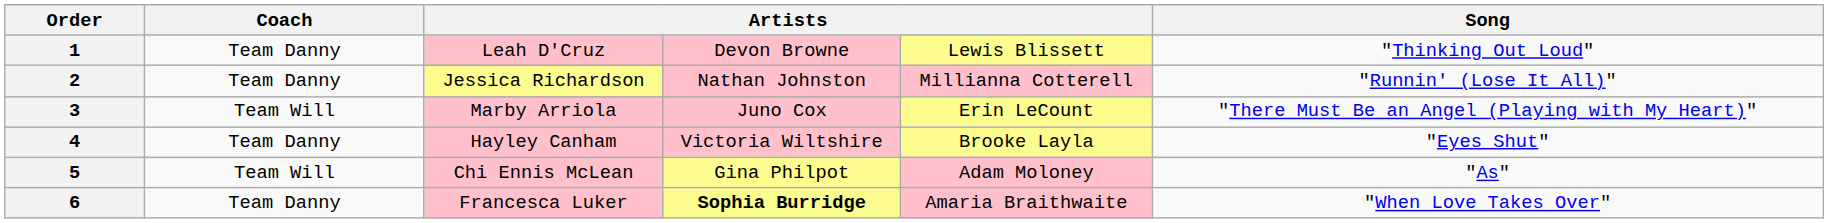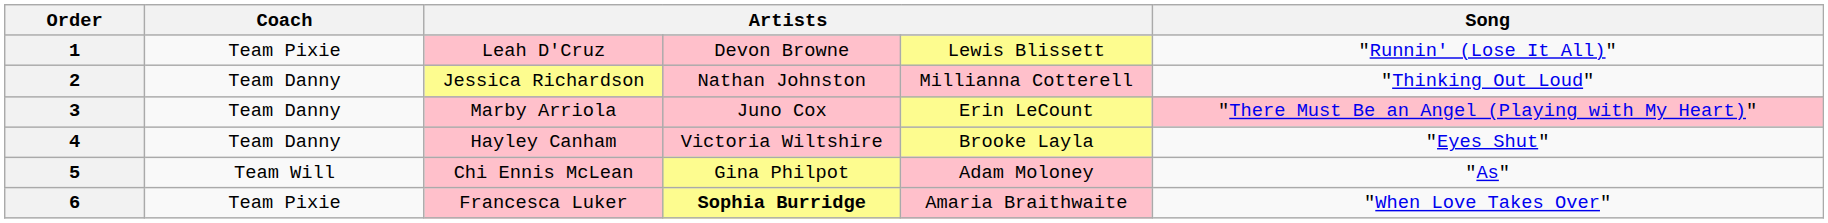(284, 50) Team Danny -> (284, 50) Team Pixie
(1488, 50) "Thinking Out Loud" -> (1488, 50) "Runnin' (Lose It All)"
(1488, 81) "Runnin' (Lose It All)" -> (1488, 81) "Thinking Out Loud"
(284, 112) Team Will -> (284, 112) Team Danny
(1488, 112) no background -> (1488, 112) pink background
(284, 203) Team Danny -> (284, 203) Team Pixie
